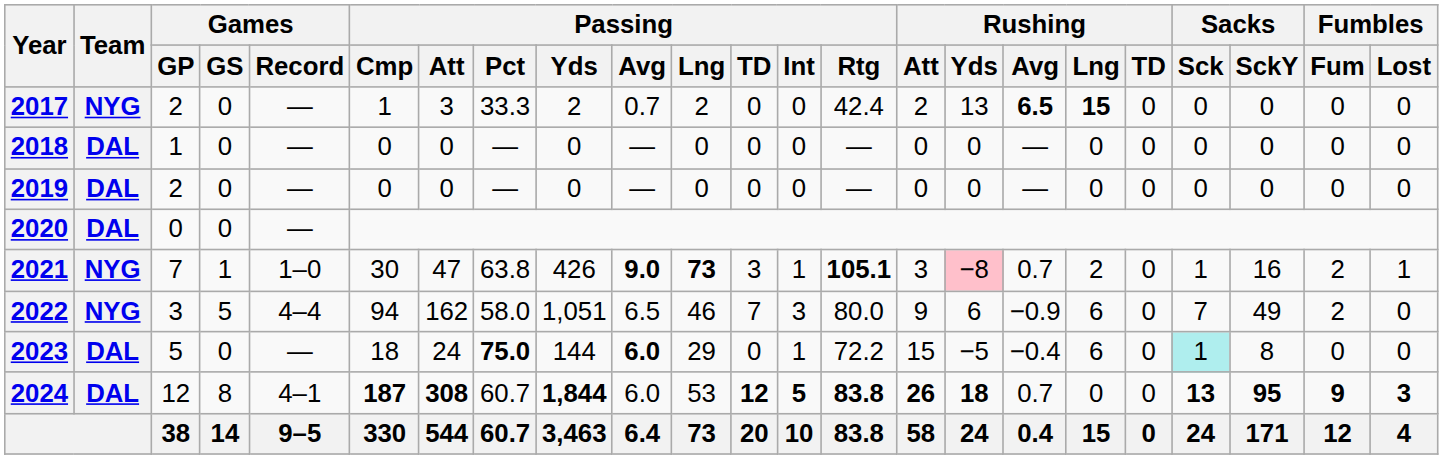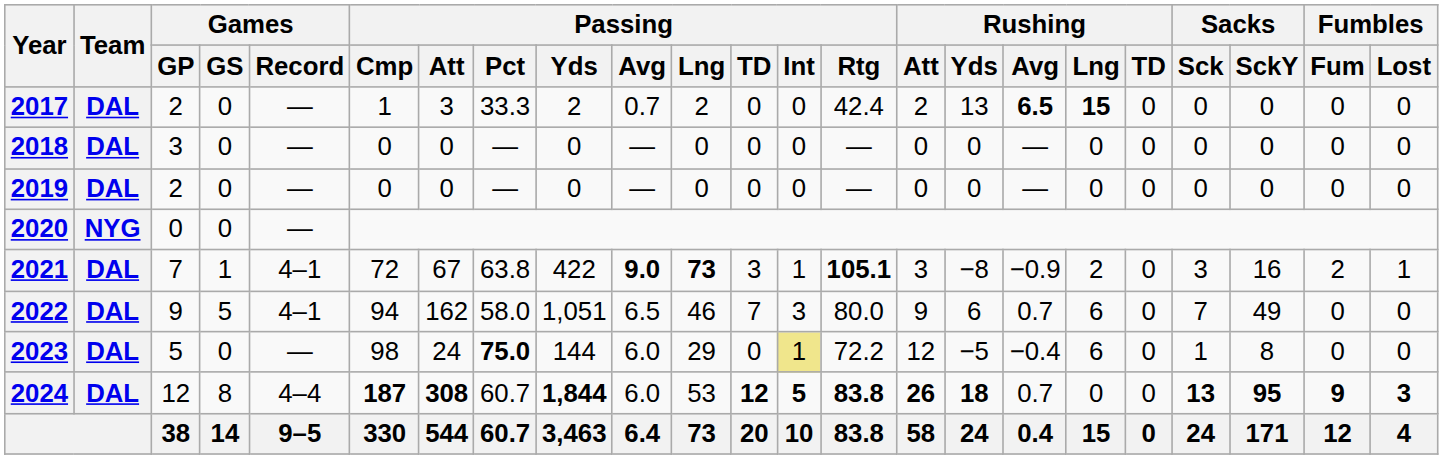(113, 106) NYG -> (113, 106) DAL
(176, 147) 1 -> (176, 147) 3
(113, 229) DAL -> (113, 229) NYG
(113, 270) NYG -> (113, 270) DAL
(300, 270) 1–0 -> (300, 270) 4–1
(385, 270) 30 -> (385, 270) 72
(447, 270) 47 -> (447, 270) 67
(574, 270) 426 -> (574, 270) 422
(974, 270) pink background -> (974, 270) no background
(1035, 270) 0.7 -> (1035, 270) −0.9
(1201, 270) 1 -> (1201, 270) 3
(113, 310) NYG -> (113, 310) DAL
(176, 310) 3 -> (176, 310) 9
(300, 310) 4–4 -> (300, 310) 4–1
(1035, 310) −0.9 -> (1035, 310) 0.7
(1338, 310) 2 -> (1338, 310) 0
(385, 351) 18 -> (385, 351) 98
(642, 351) bold -> (642, 351) normal
(799, 351) no background -> (799, 351) khaki background
(921, 351) 15 -> (921, 351) 12
(1201, 351) paleturquoise background -> (1201, 351) no background
(300, 392) 4–1 -> (300, 392) 4–4
